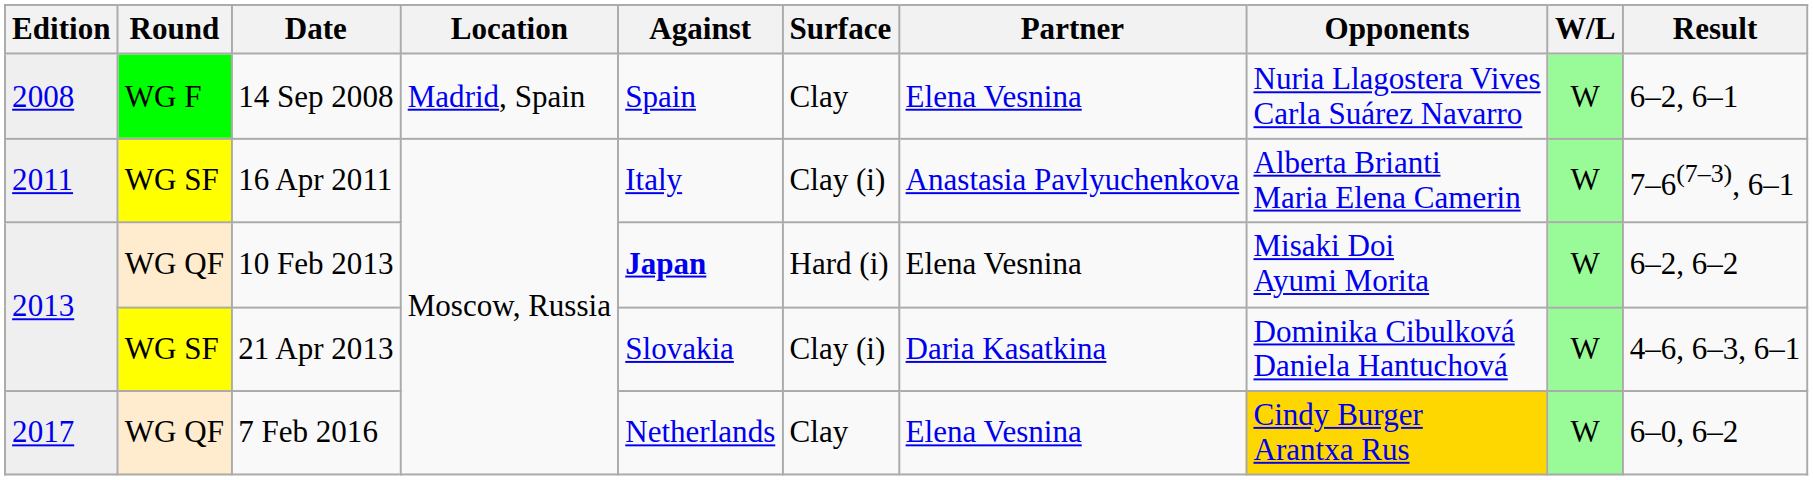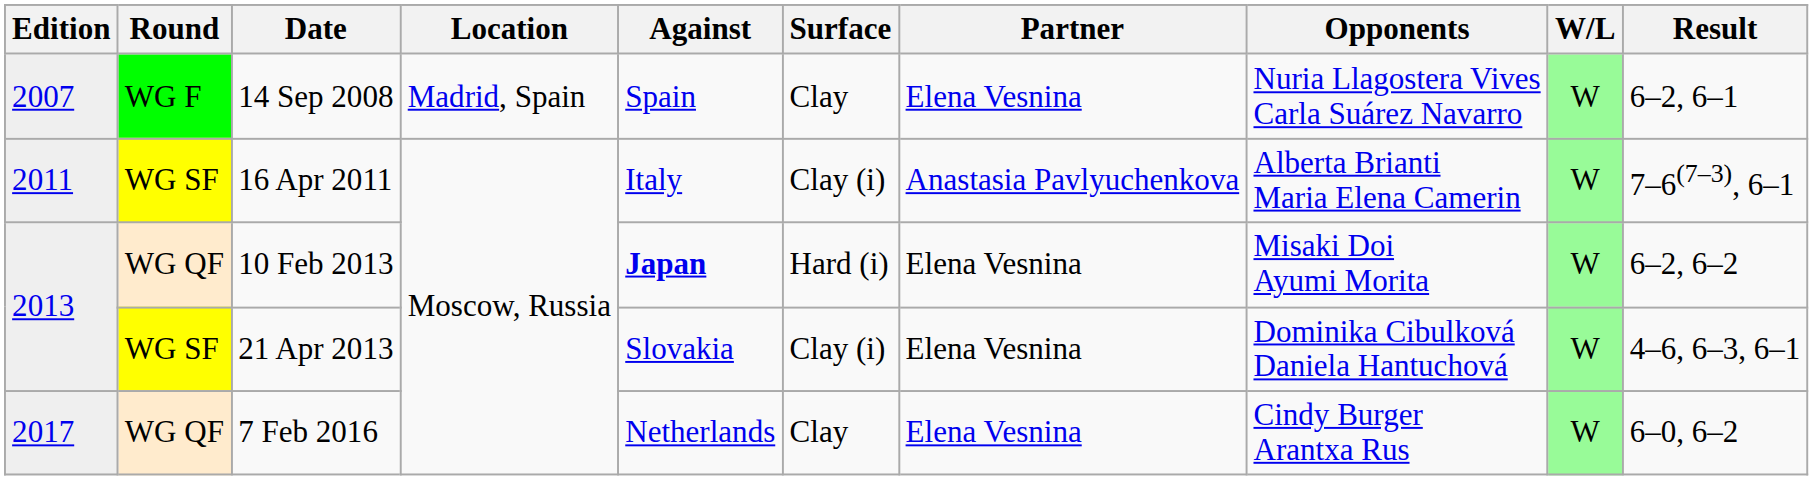(43, 95) 2008 -> (43, 95) 2007
(1006, 348) Daria Kasatkina -> (994, 348) Elena Vesnina
(1338, 432) gold background -> (1338, 432) no background
